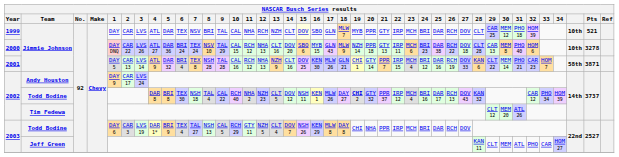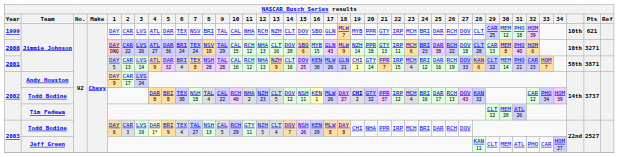(592, 31) 521 -> (592, 31) 621
(592, 47) 3278 -> (592, 47) 3271
